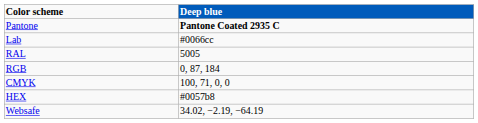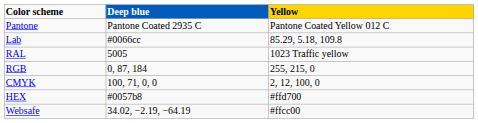+ column: (284, 11)
(230, 25) bold -> (154, 25) normal
